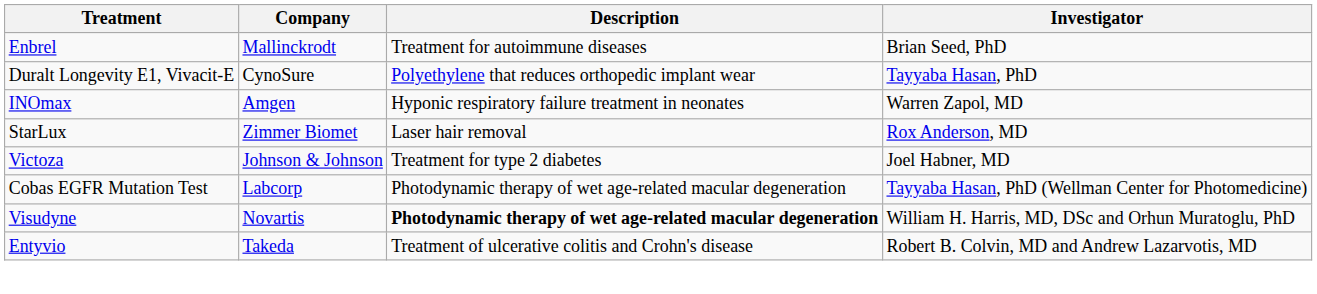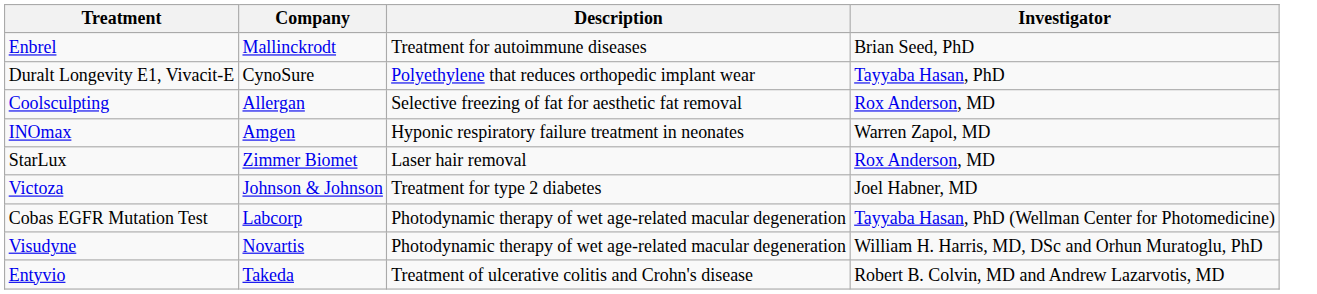+ row: (59, 103)
(635, 217) bold -> (619, 246) normal
